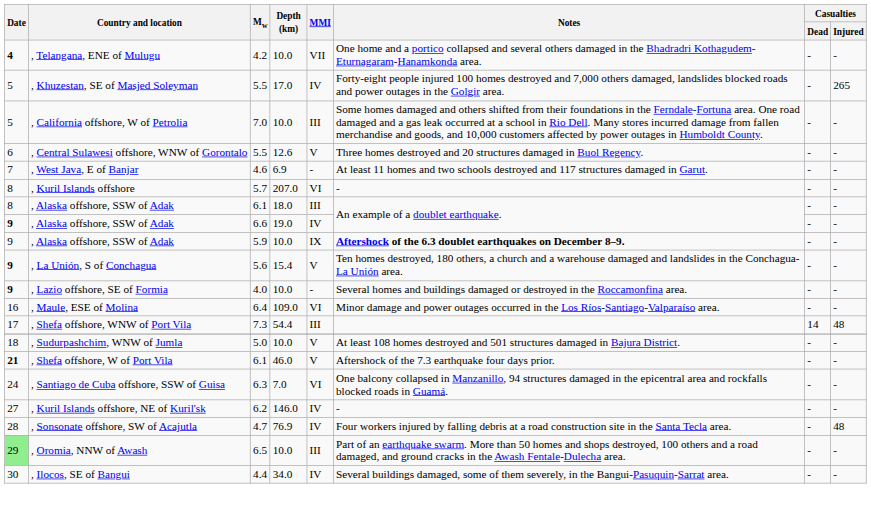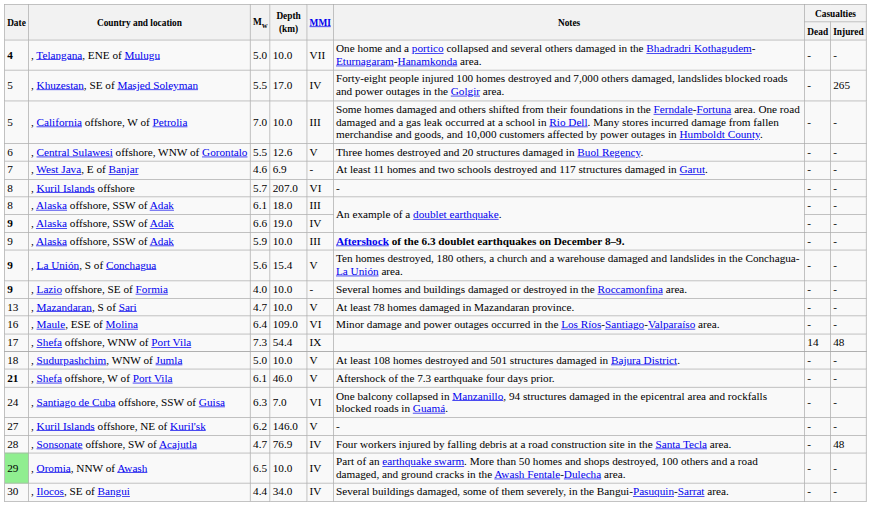(260, 55) 4.2 -> (260, 55) 5.0
(315, 241) IX -> (315, 241) III
+ row: (84, 307)
(315, 325) III -> (315, 342) IX
(315, 408) IV -> (314, 426) V
(315, 450) III -> (315, 468) IV
